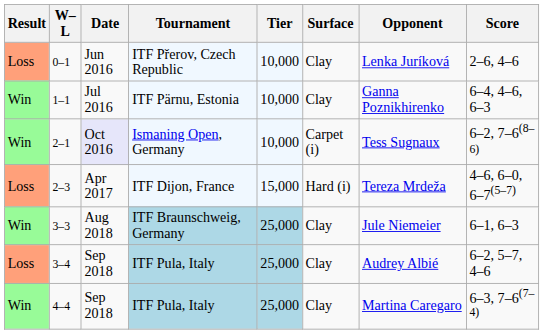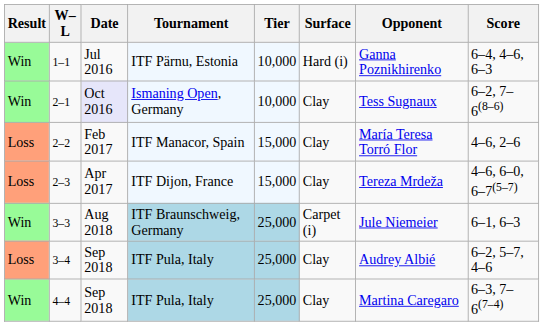- row: (61, 62)
(319, 99) Clay -> (325, 61) Hard (i)
(324, 141) Carpet (i) -> (316, 101) Clay
+ row: (61, 142)
(328, 185) Hard (i) -> (316, 181) Clay
(319, 225) Clay -> (322, 222) Carpet (i)
